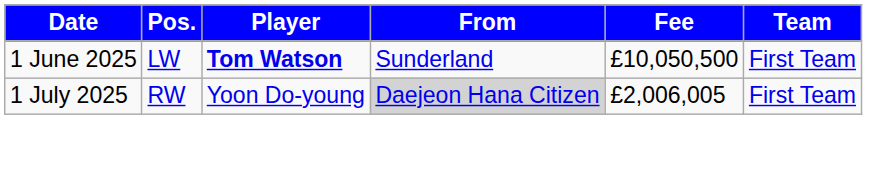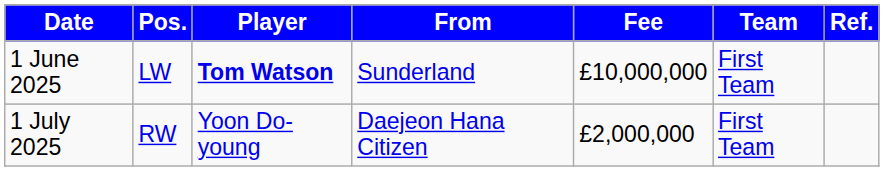+ column: (852, 22)
(674, 59) £10,050,500 -> (643, 72) £10,000,000
(487, 95) lightgrey background -> (431, 134) no background
(668, 95) £2,006,005 -> (637, 134) £2,000,000
